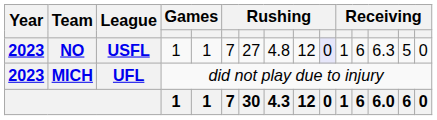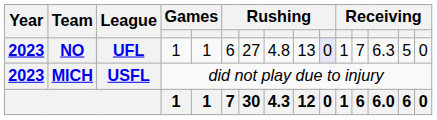(129, 50) USFL -> (129, 50) UFL
(230, 50) 7 -> (230, 50) 6
(307, 50) 12 -> (307, 50) 13
(360, 50) 6 -> (360, 50) 7
(129, 76) UFL -> (129, 76) USFL
